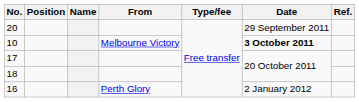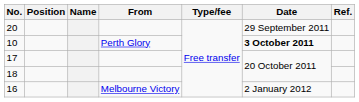(140, 43) Melbourne Victory -> (126, 43) Perth Glory
(126, 89) Perth Glory -> (140, 89) Melbourne Victory
